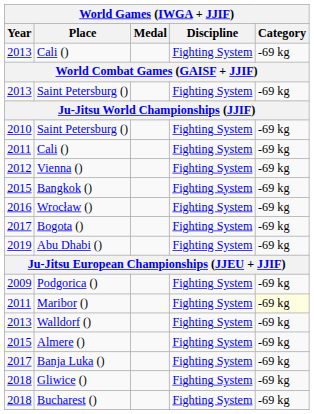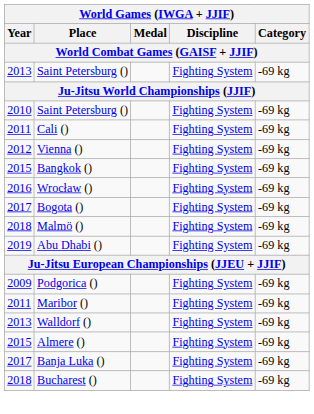- row: (19, 52)
+ row: (19, 226)
(274, 303) lightyellow background -> (274, 303) no background
- row: (19, 380)
